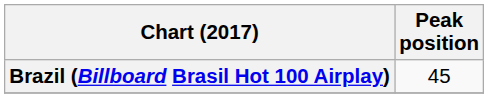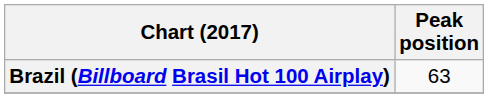(439, 76) 45 -> (439, 76) 63
